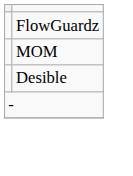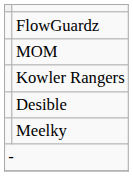+ row: (70, 78)
+ row: (41, 130)
